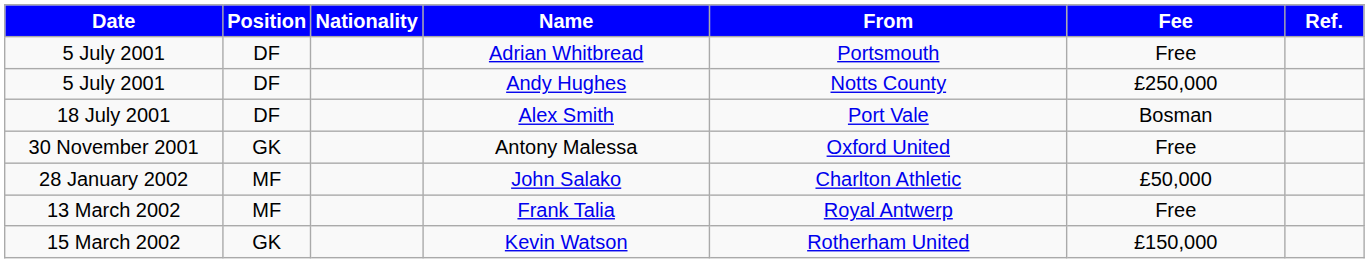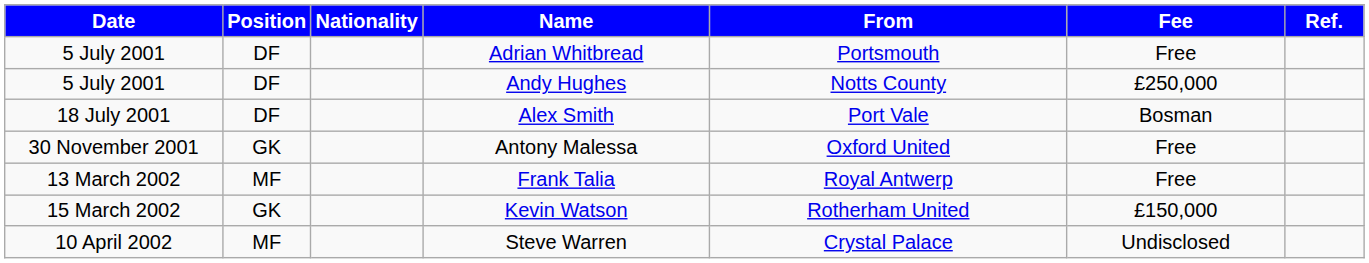- row: (566, 179)
+ row: (566, 242)
